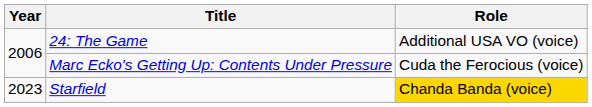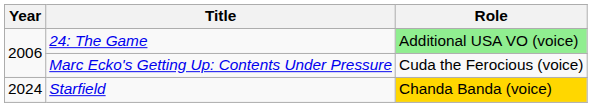(489, 41) no background -> (489, 41) lightgreen background
(25, 89) 2023 -> (25, 89) 2024
